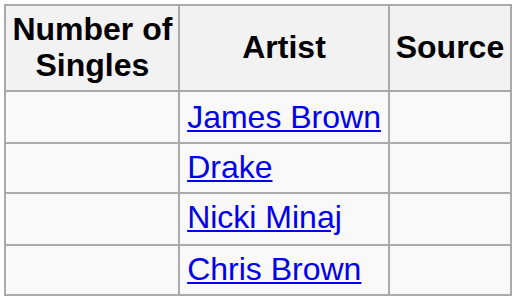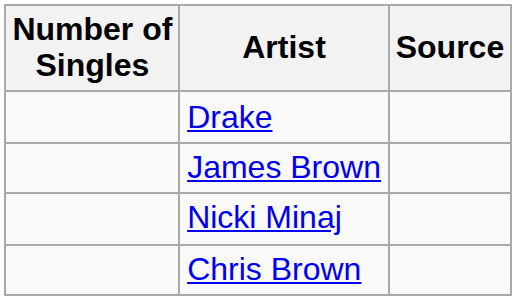rows swapped: (230, 167) <-> (284, 116)
